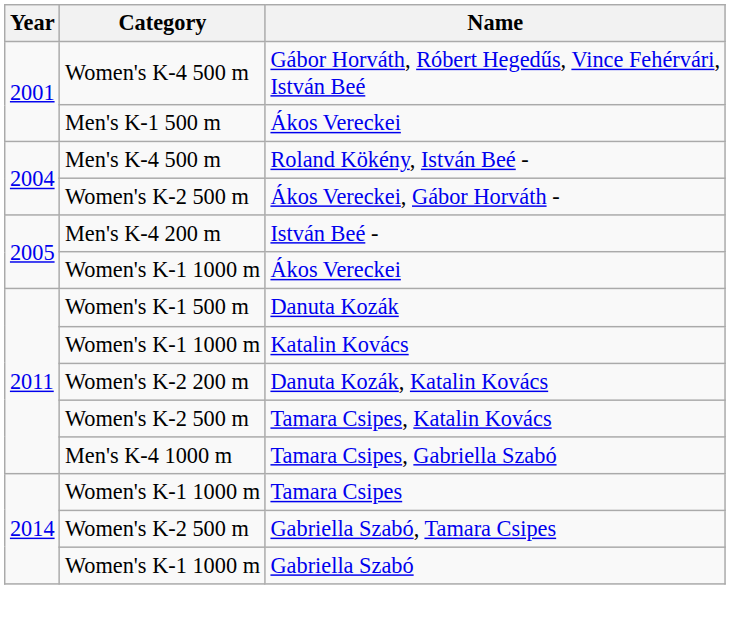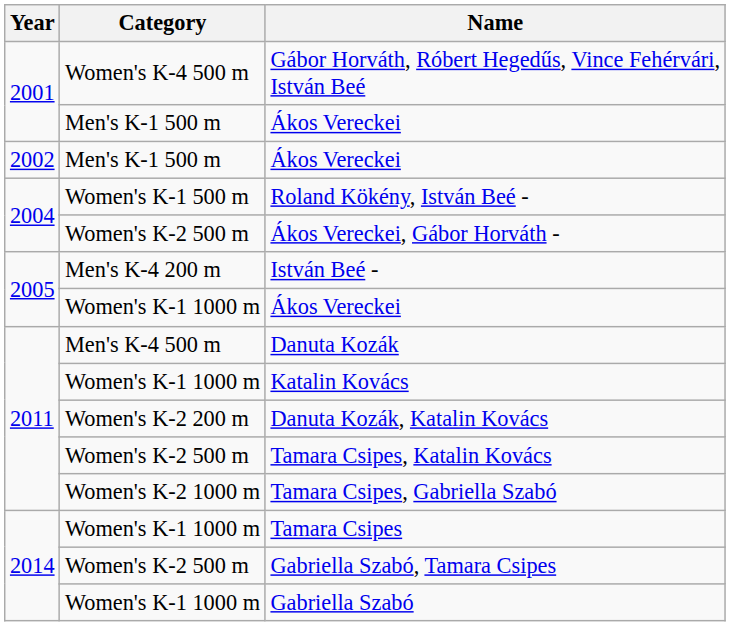+ row: (32, 160)
(143, 160) Men's K-4 500 m -> (157, 196) Women's K-1 500 m
(157, 307) Women's K-1 500 m -> (143, 344) Men's K-4 500 m
(149, 454) Men's K-4 1000 m -> (163, 491) Women's K-2 1000 m
